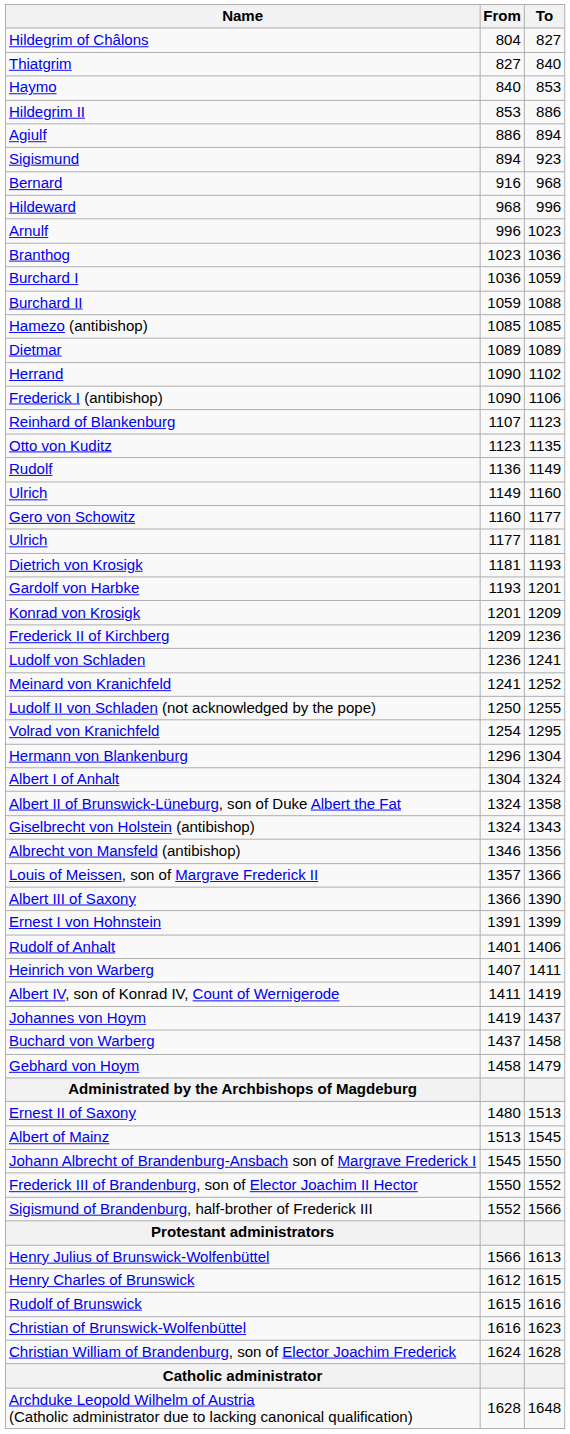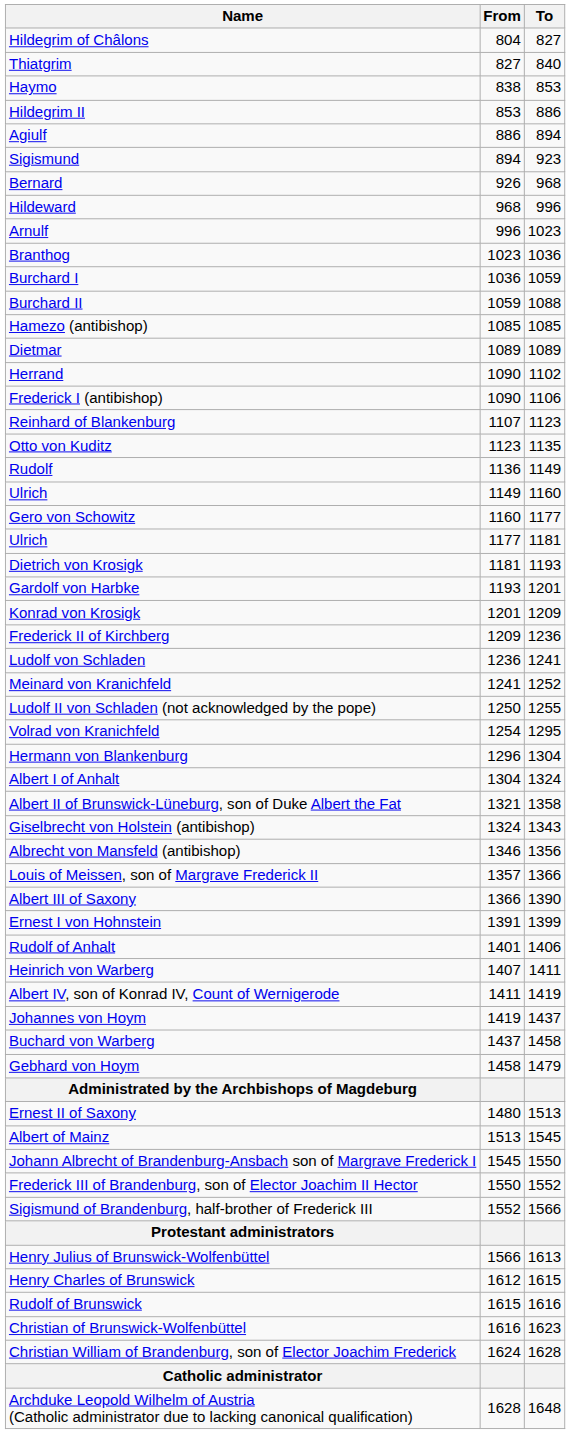(508, 87) 840 -> (508, 87) 838
(508, 183) 916 -> (508, 183) 926
(504, 803) 1324 -> (504, 803) 1321
